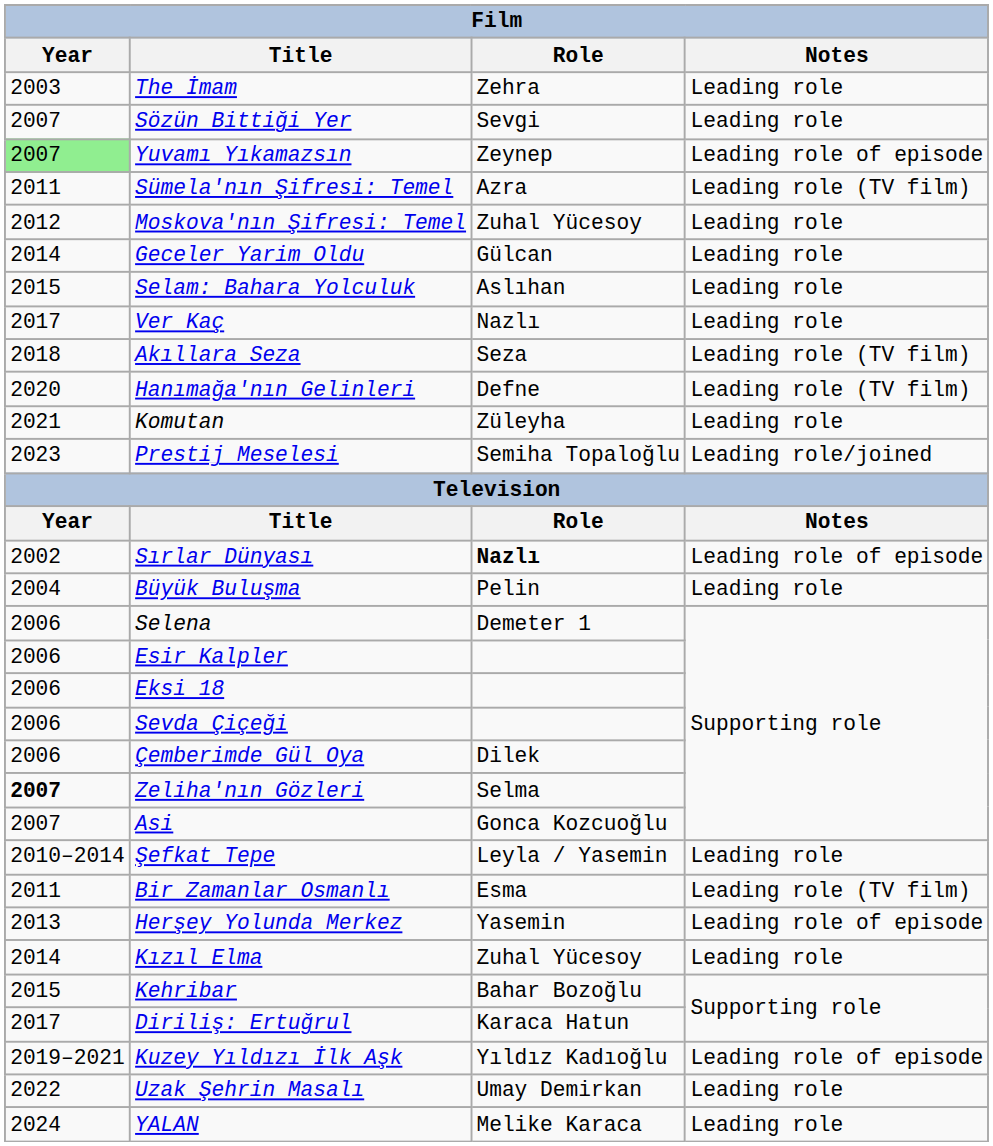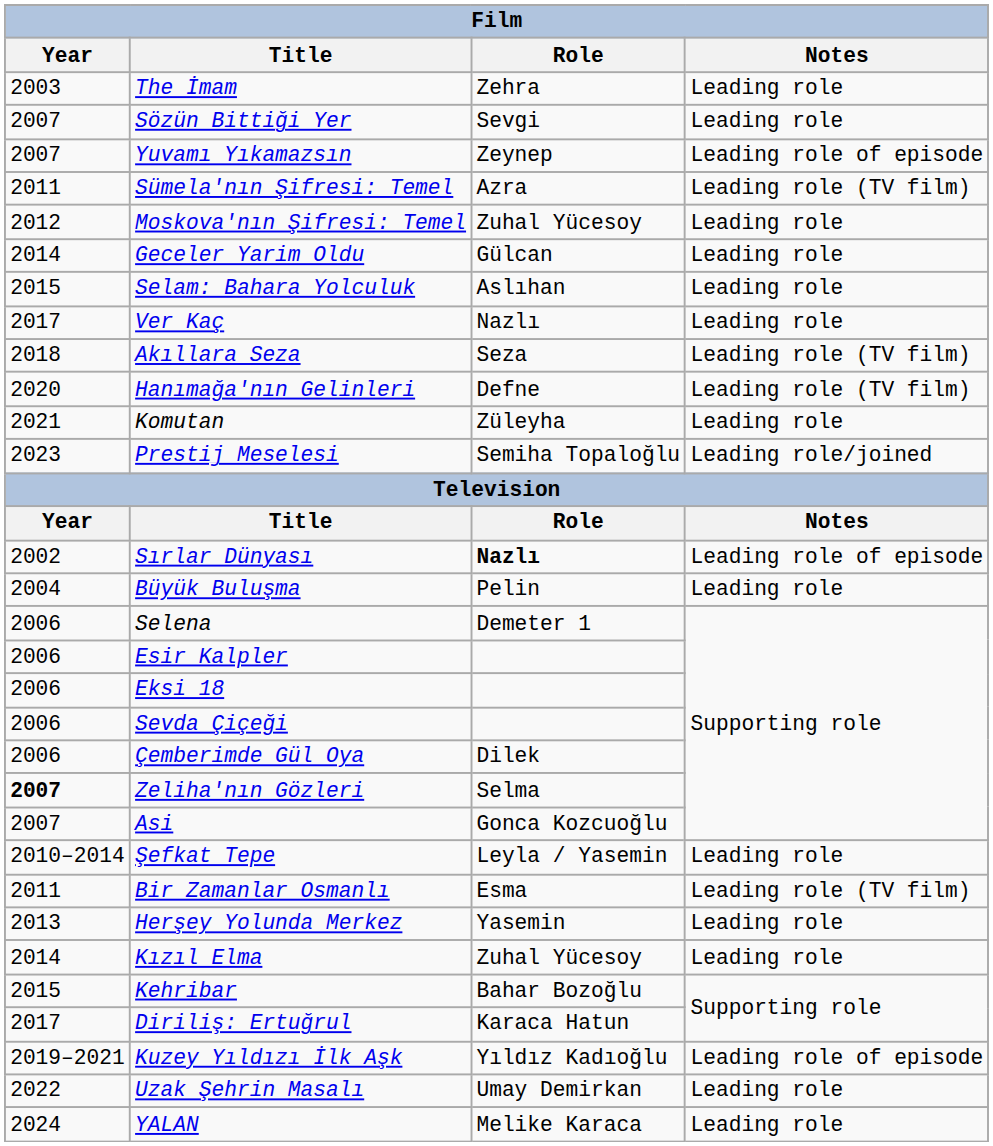(36, 155) lightgreen background -> (36, 155) no background
(837, 924) Leading role of episode -> (767, 924) Leading role
